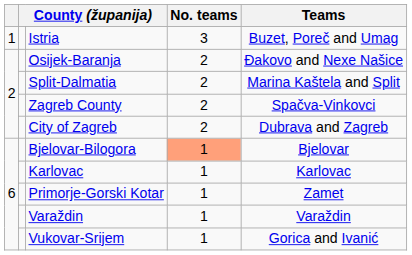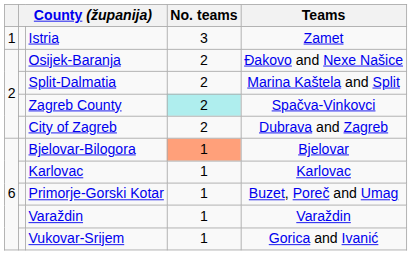(324, 37) Buzet, Poreč and Umag -> (324, 37) Zamet
(204, 104) no background -> (204, 104) paleturquoise background
(324, 194) Zamet -> (324, 194) Buzet, Poreč and Umag
